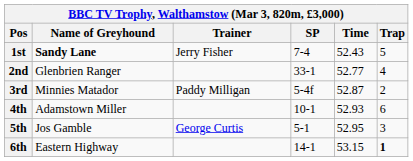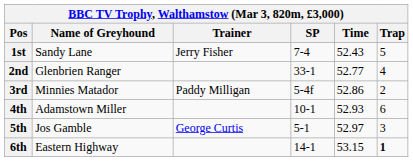(66, 52) bold -> (64, 52) normal
(350, 90) 52.87 -> (350, 90) 52.86
(350, 128) 52.95 -> (350, 128) 52.97
